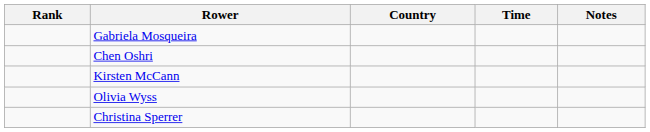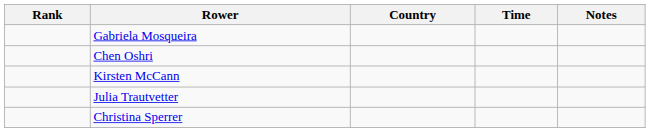+ row: (136, 96)
- row: (125, 96)
